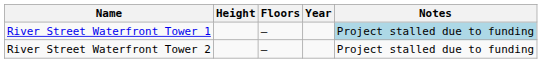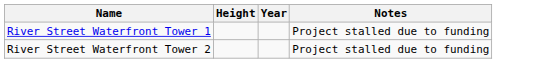- column: (280, 13)
(435, 31) lightblue background -> (391, 31) no background
